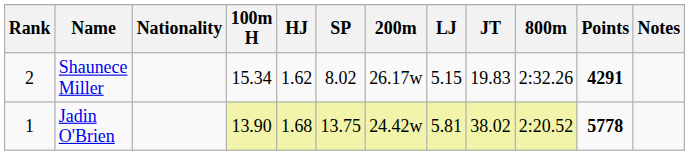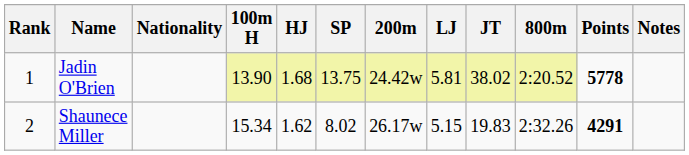rows swapped: (87, 125) <-> (93, 77)
